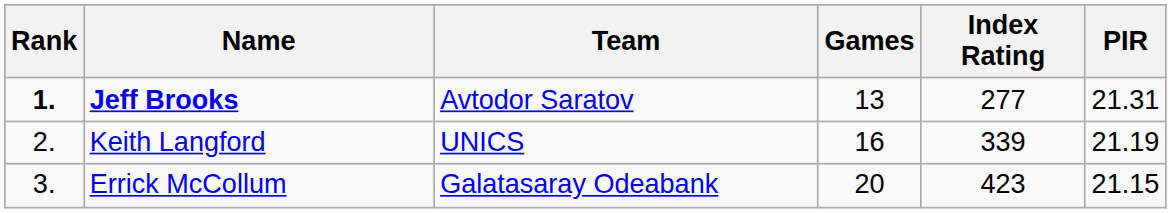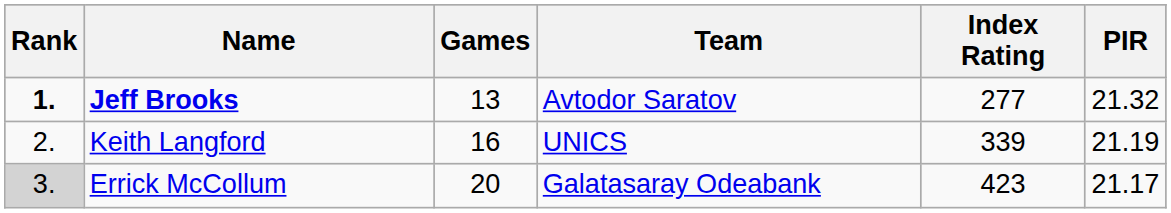columns swapped: (626, 41) <-> (869, 41)
(1125, 99) 21.31 -> (1125, 99) 21.32
(44, 185) no background -> (44, 185) lightgrey background
(1125, 185) 21.15 -> (1125, 185) 21.17
